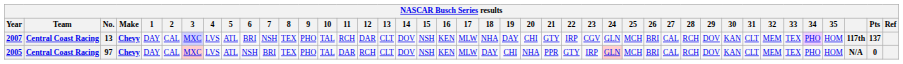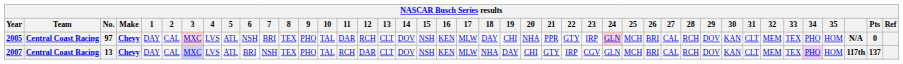rows swapped: (14, 52) <-> (14, 38)
